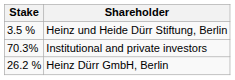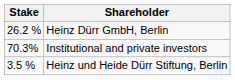rows swapped: (107, 65) <-> (137, 30)
